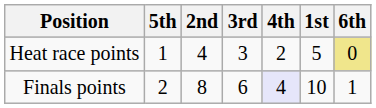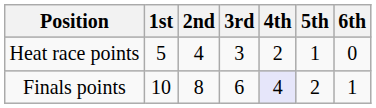columns swapped: (317, 20) <-> (163, 20)
(352, 53) khaki background -> (352, 53) no background
